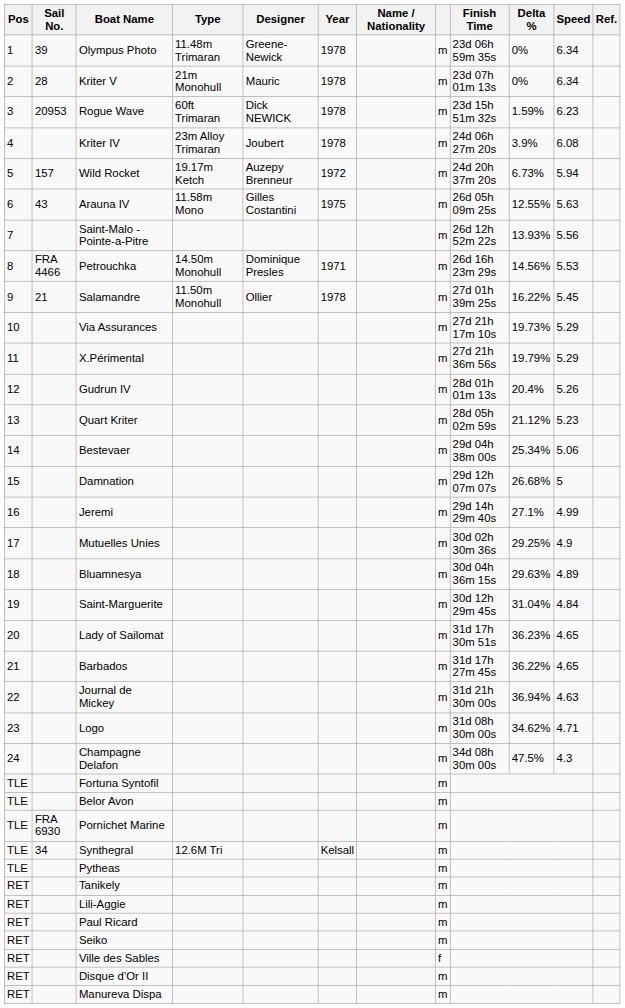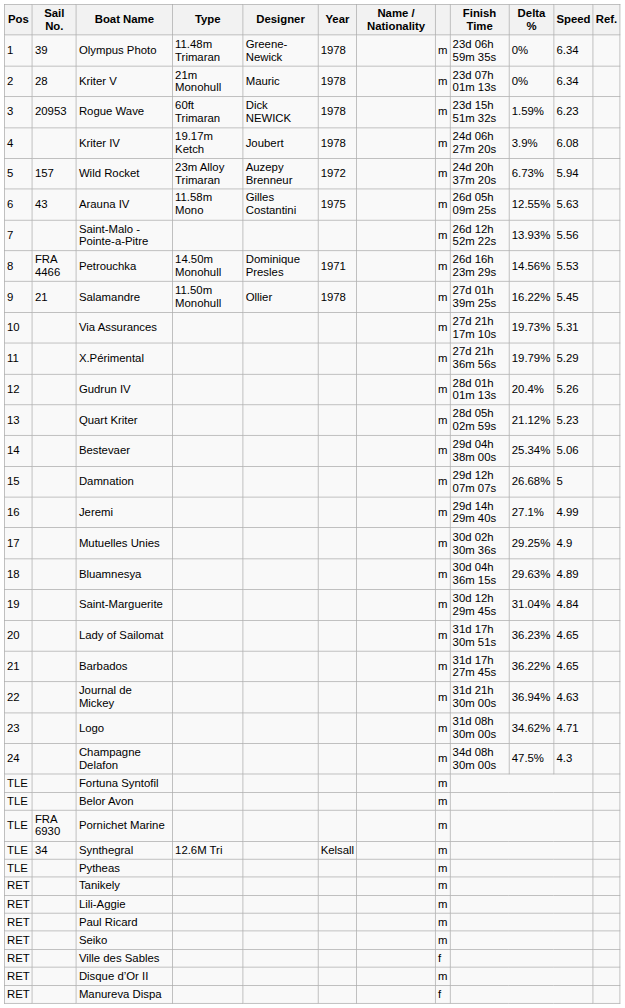(200, 143) 23m Alloy Trimaran -> (194, 143) 19.17m Ketch
(194, 173) 19.17m Ketch -> (200, 173) 23m Alloy Trimaran
(568, 327) 5.29 -> (568, 327) 5.31
(443, 994) m -> (439, 994) f
